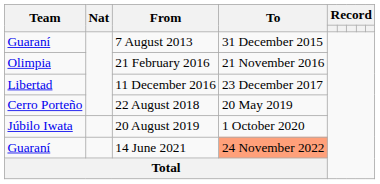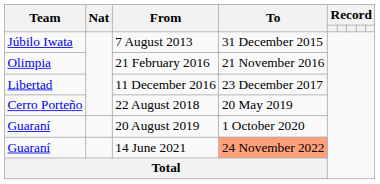(29, 42) Guaraní -> (40, 42) Júbilo Iwata
(40, 126) Júbilo Iwata -> (29, 126) Guaraní
